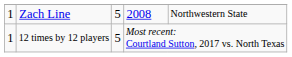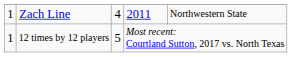(118, 14) 5 -> (118, 14) 4
(139, 14) 2008 -> (139, 14) 2011
